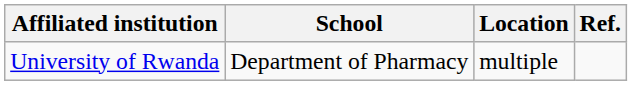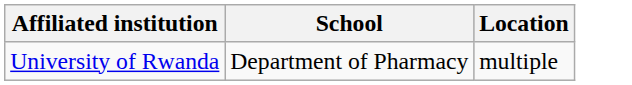- column: (600, 23)
